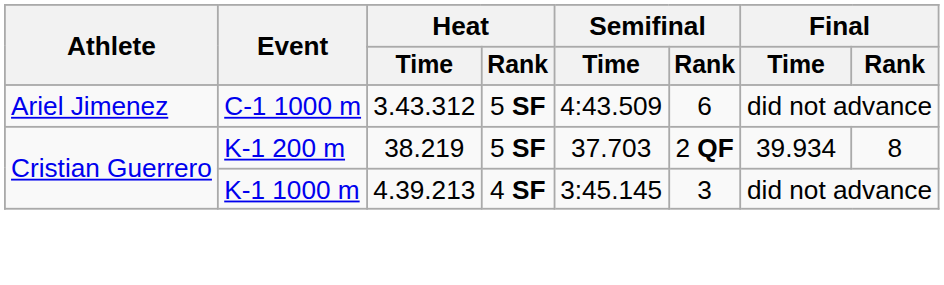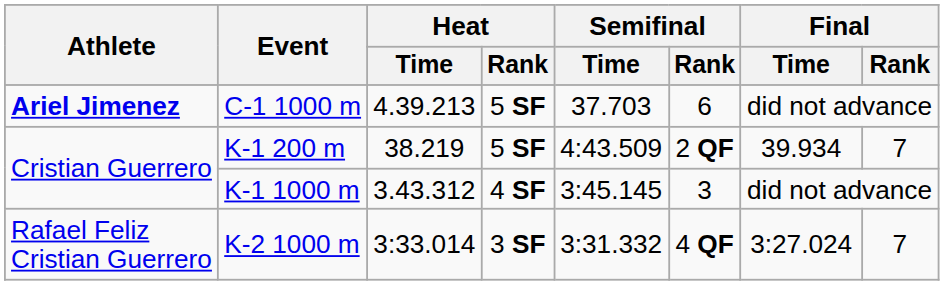(90, 106) normal -> (95, 106) bold
(424, 106) 3.43.312 -> (424, 106) 4.39.213
(611, 106) 4:43.509 -> (611, 106) 37.703
(611, 148) 37.703 -> (611, 148) 4:43.509
(895, 148) 8 -> (900, 148) 7
(424, 189) 4.39.213 -> (424, 189) 3.43.312
+ row: (292, 245)
